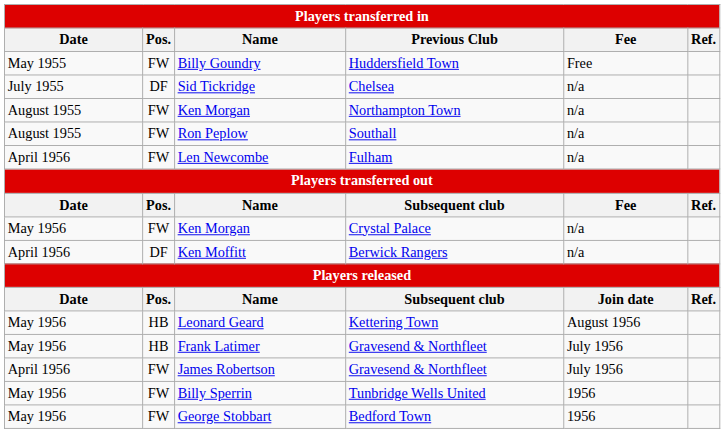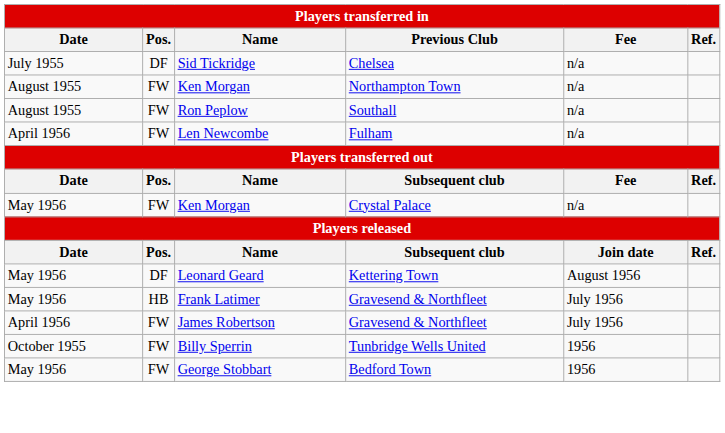- row: (219, 63)
- row: (212, 252)
(159, 322) HB -> (159, 275) DF
(37, 393) May 1956 -> (47, 346) October 1955
